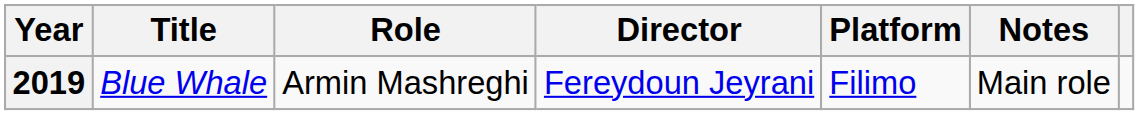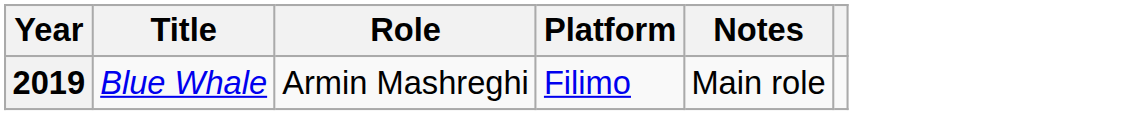- column: (679, 30)
